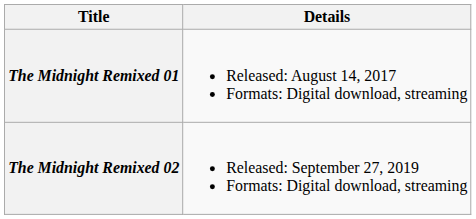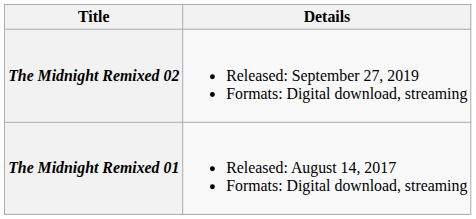rows swapped: (94, 75) <-> (94, 168)
